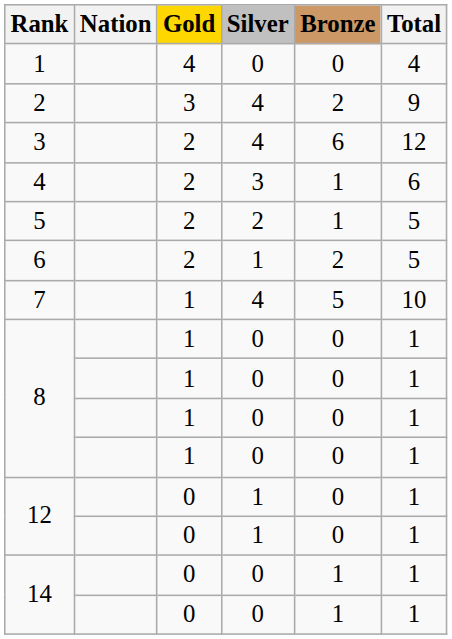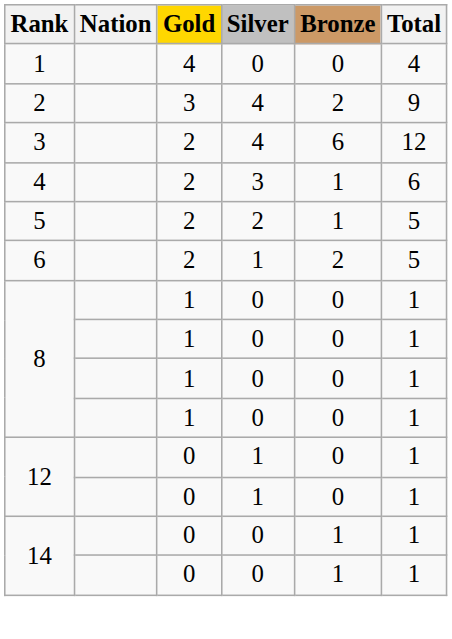- row: (39, 299)
